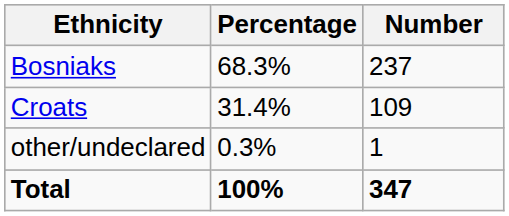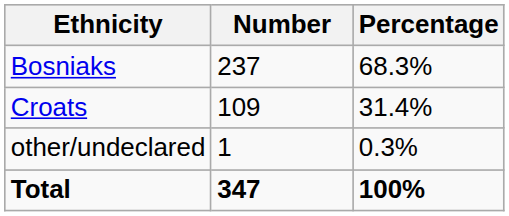columns swapped: (434, 25) <-> (287, 25)
